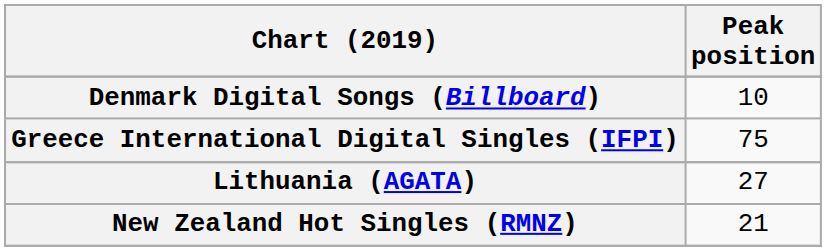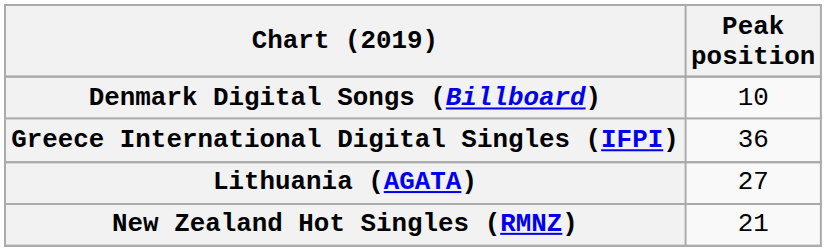(753, 140) 75 -> (753, 140) 36
